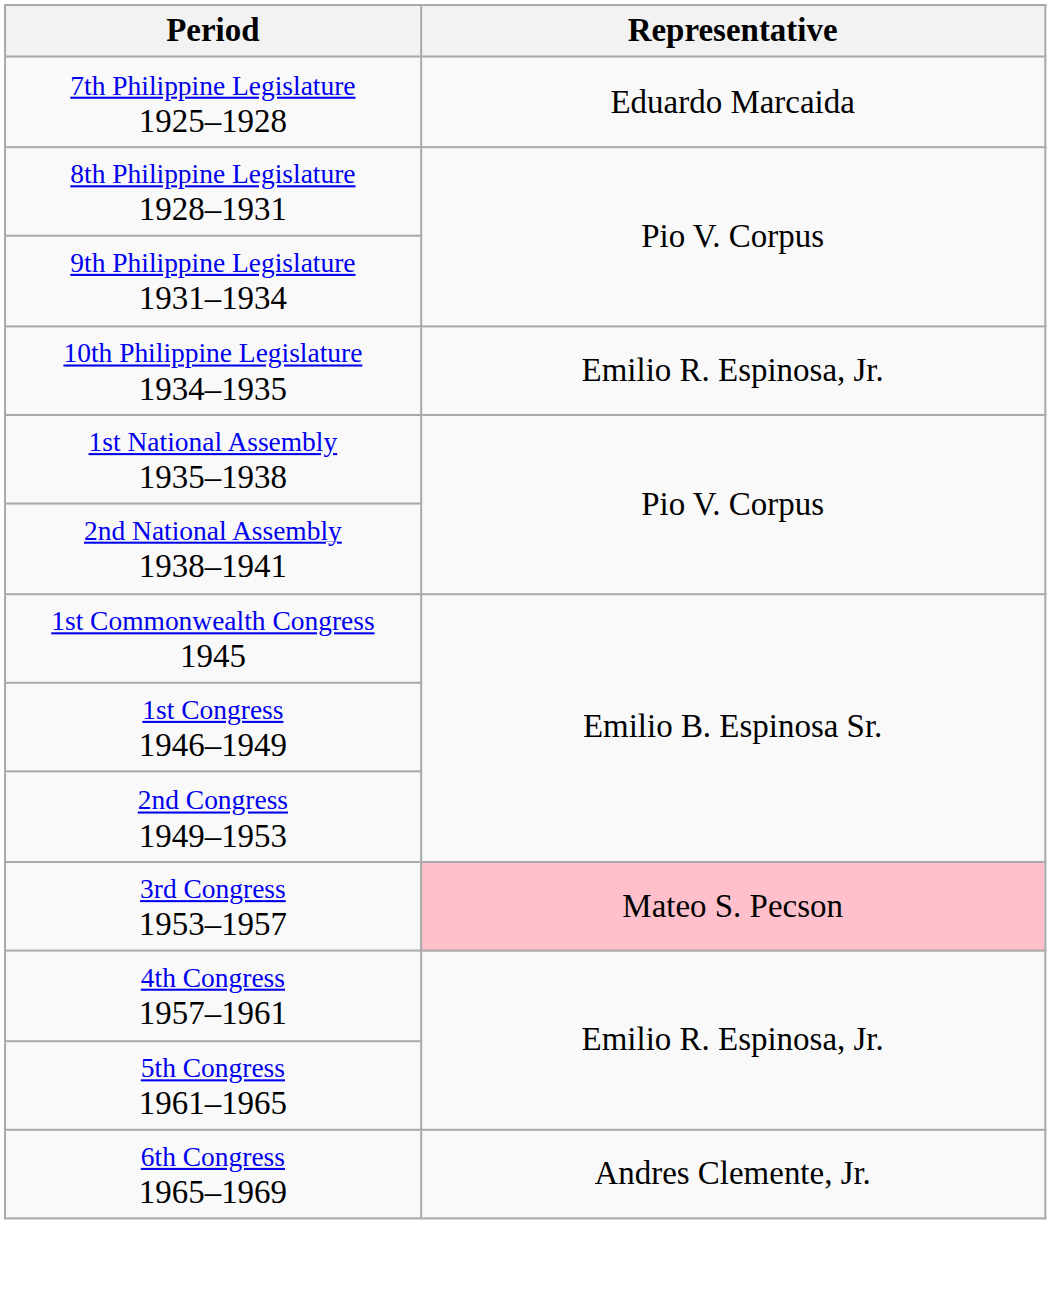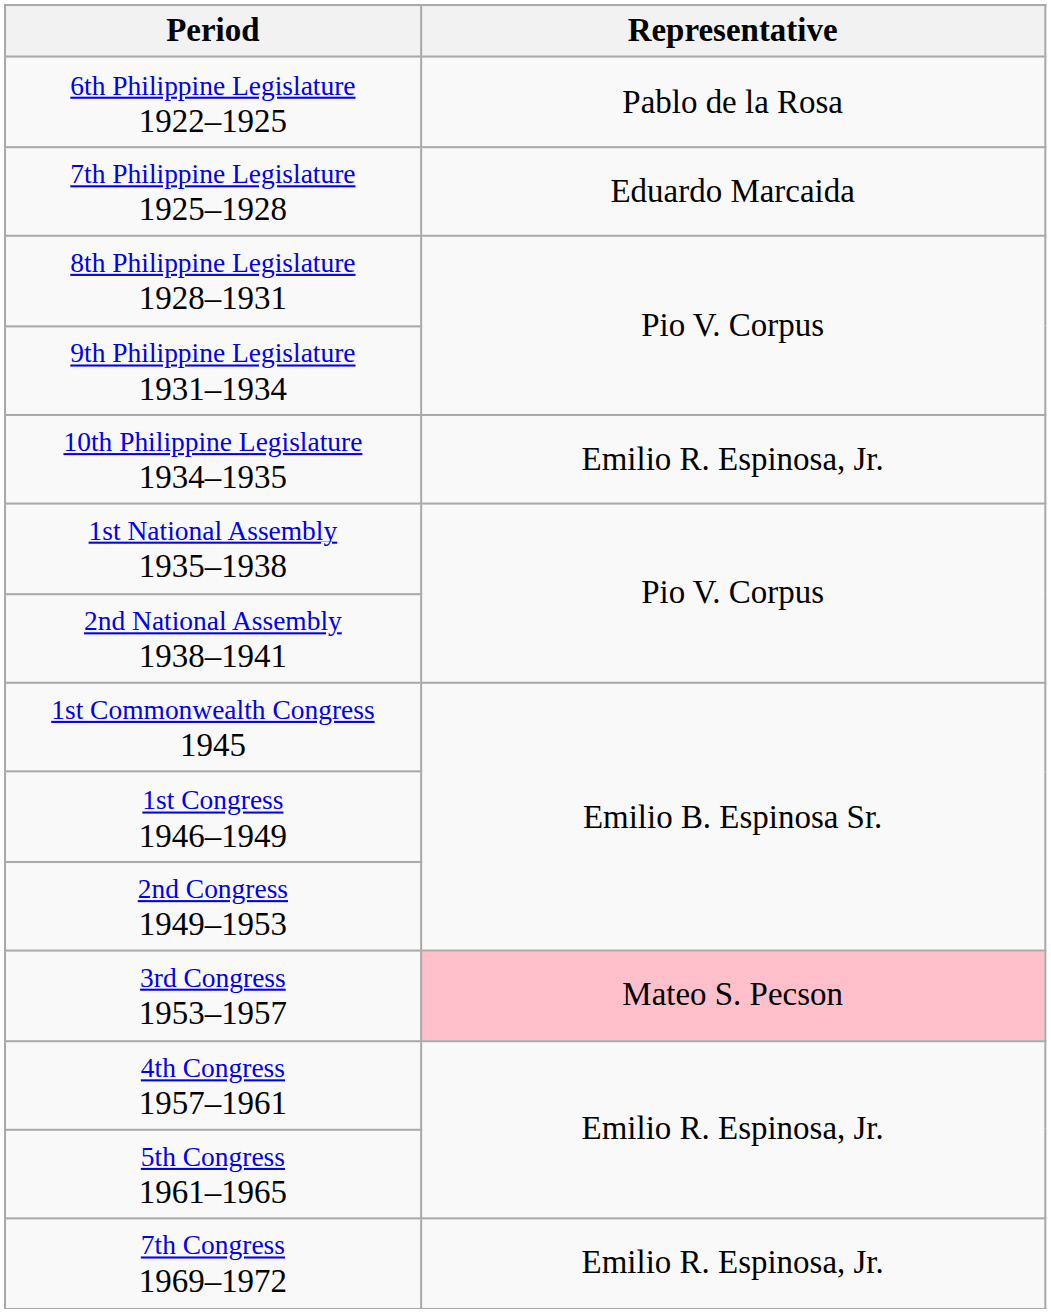+ row: (213, 103)
- row: (213, 1175)
+ row: (213, 1265)
